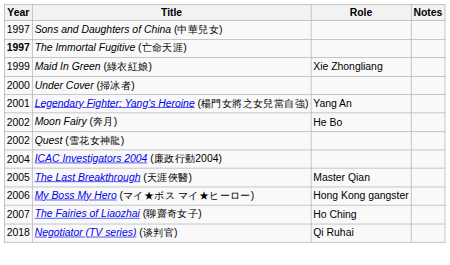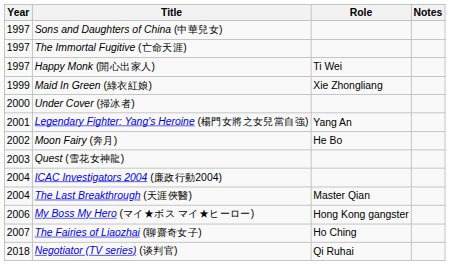(18, 48) bold -> (18, 48) normal
+ row: (95, 66)
(18, 140) 2002 -> (18, 159) 2003
(18, 177) 2005 -> (18, 196) 2004
